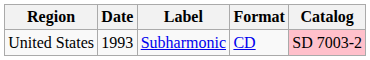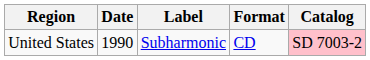(117, 42) 1993 -> (117, 42) 1990
